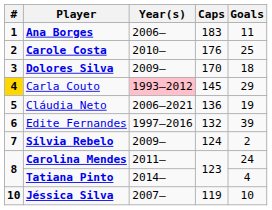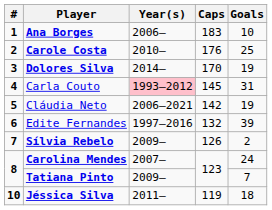(247, 32) 11 -> (247, 32) 10
(149, 68) 2009– -> (149, 68) 2014–
(247, 68) 18 -> (247, 68) 19
(14, 86) gold background -> (14, 86) no background
(247, 86) 29 -> (247, 86) 31
(212, 105) 136 -> (212, 105) 142
(212, 141) 124 -> (212, 141) 126
(149, 159) 2011– -> (149, 159) 2007–
(149, 178) 2014– -> (149, 178) 2009–
(247, 178) 4 -> (247, 178) 7
(149, 196) 2007– -> (149, 196) 2011–
(247, 196) 10 -> (247, 196) 18
